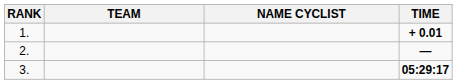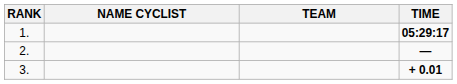columns swapped: (301, 14) <-> (124, 14)
(425, 33) + 0.01 -> (425, 33) 05:29:17
(425, 70) 05:29:17 -> (425, 70) + 0.01
